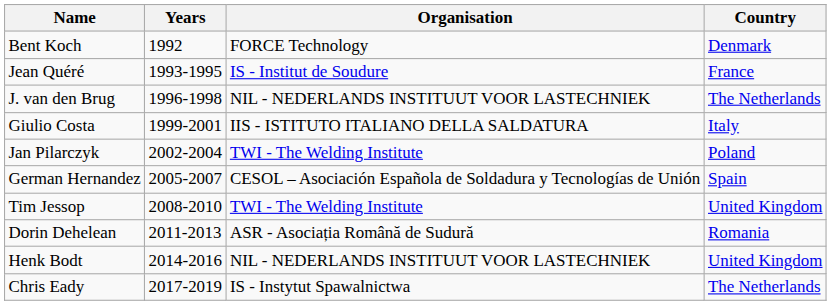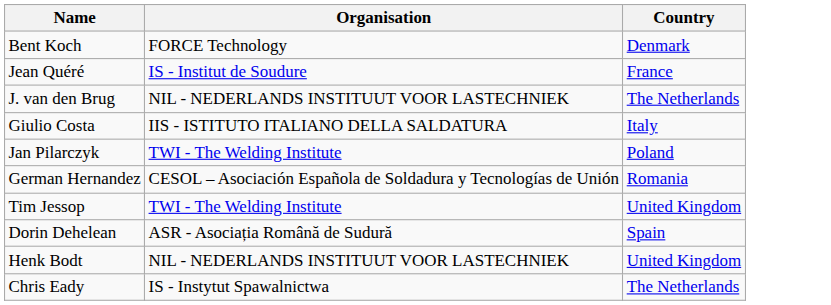- column: (185, 17)
(727, 179) Spain -> (657, 179) Romania
(739, 233) Romania -> (646, 233) Spain
